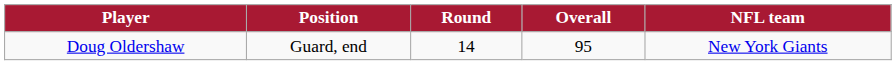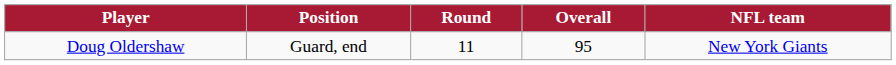(466, 45) 14 -> (466, 45) 11
